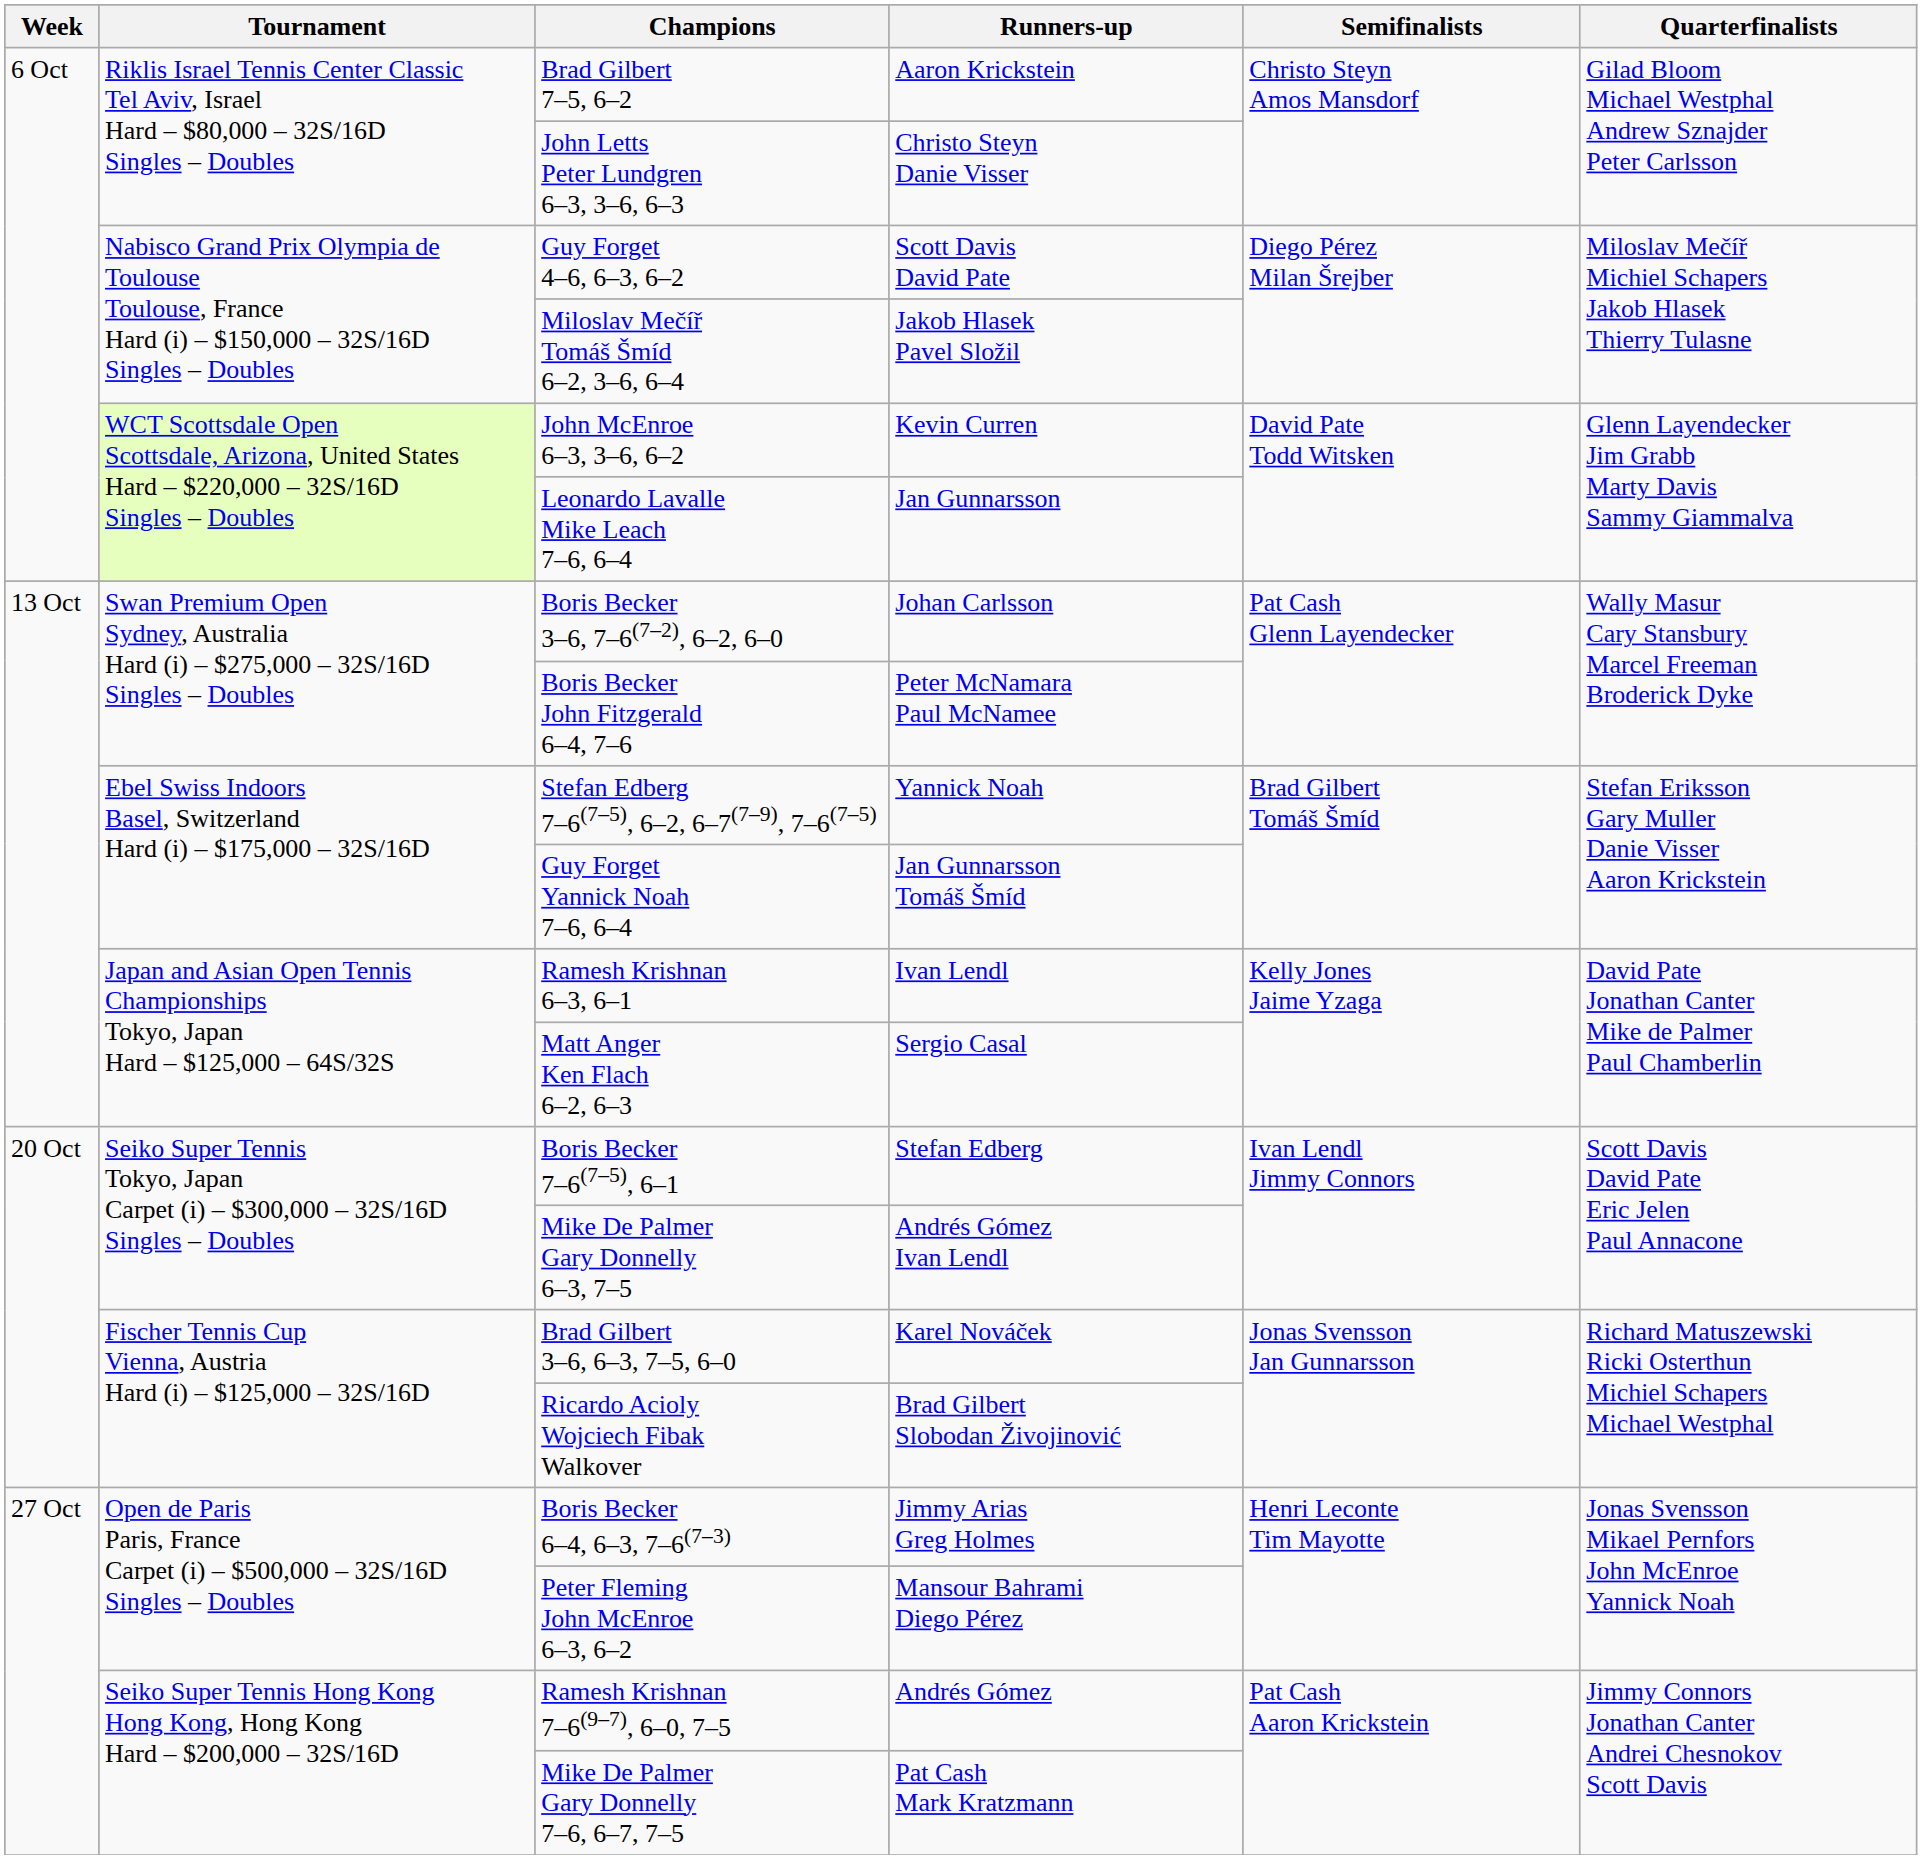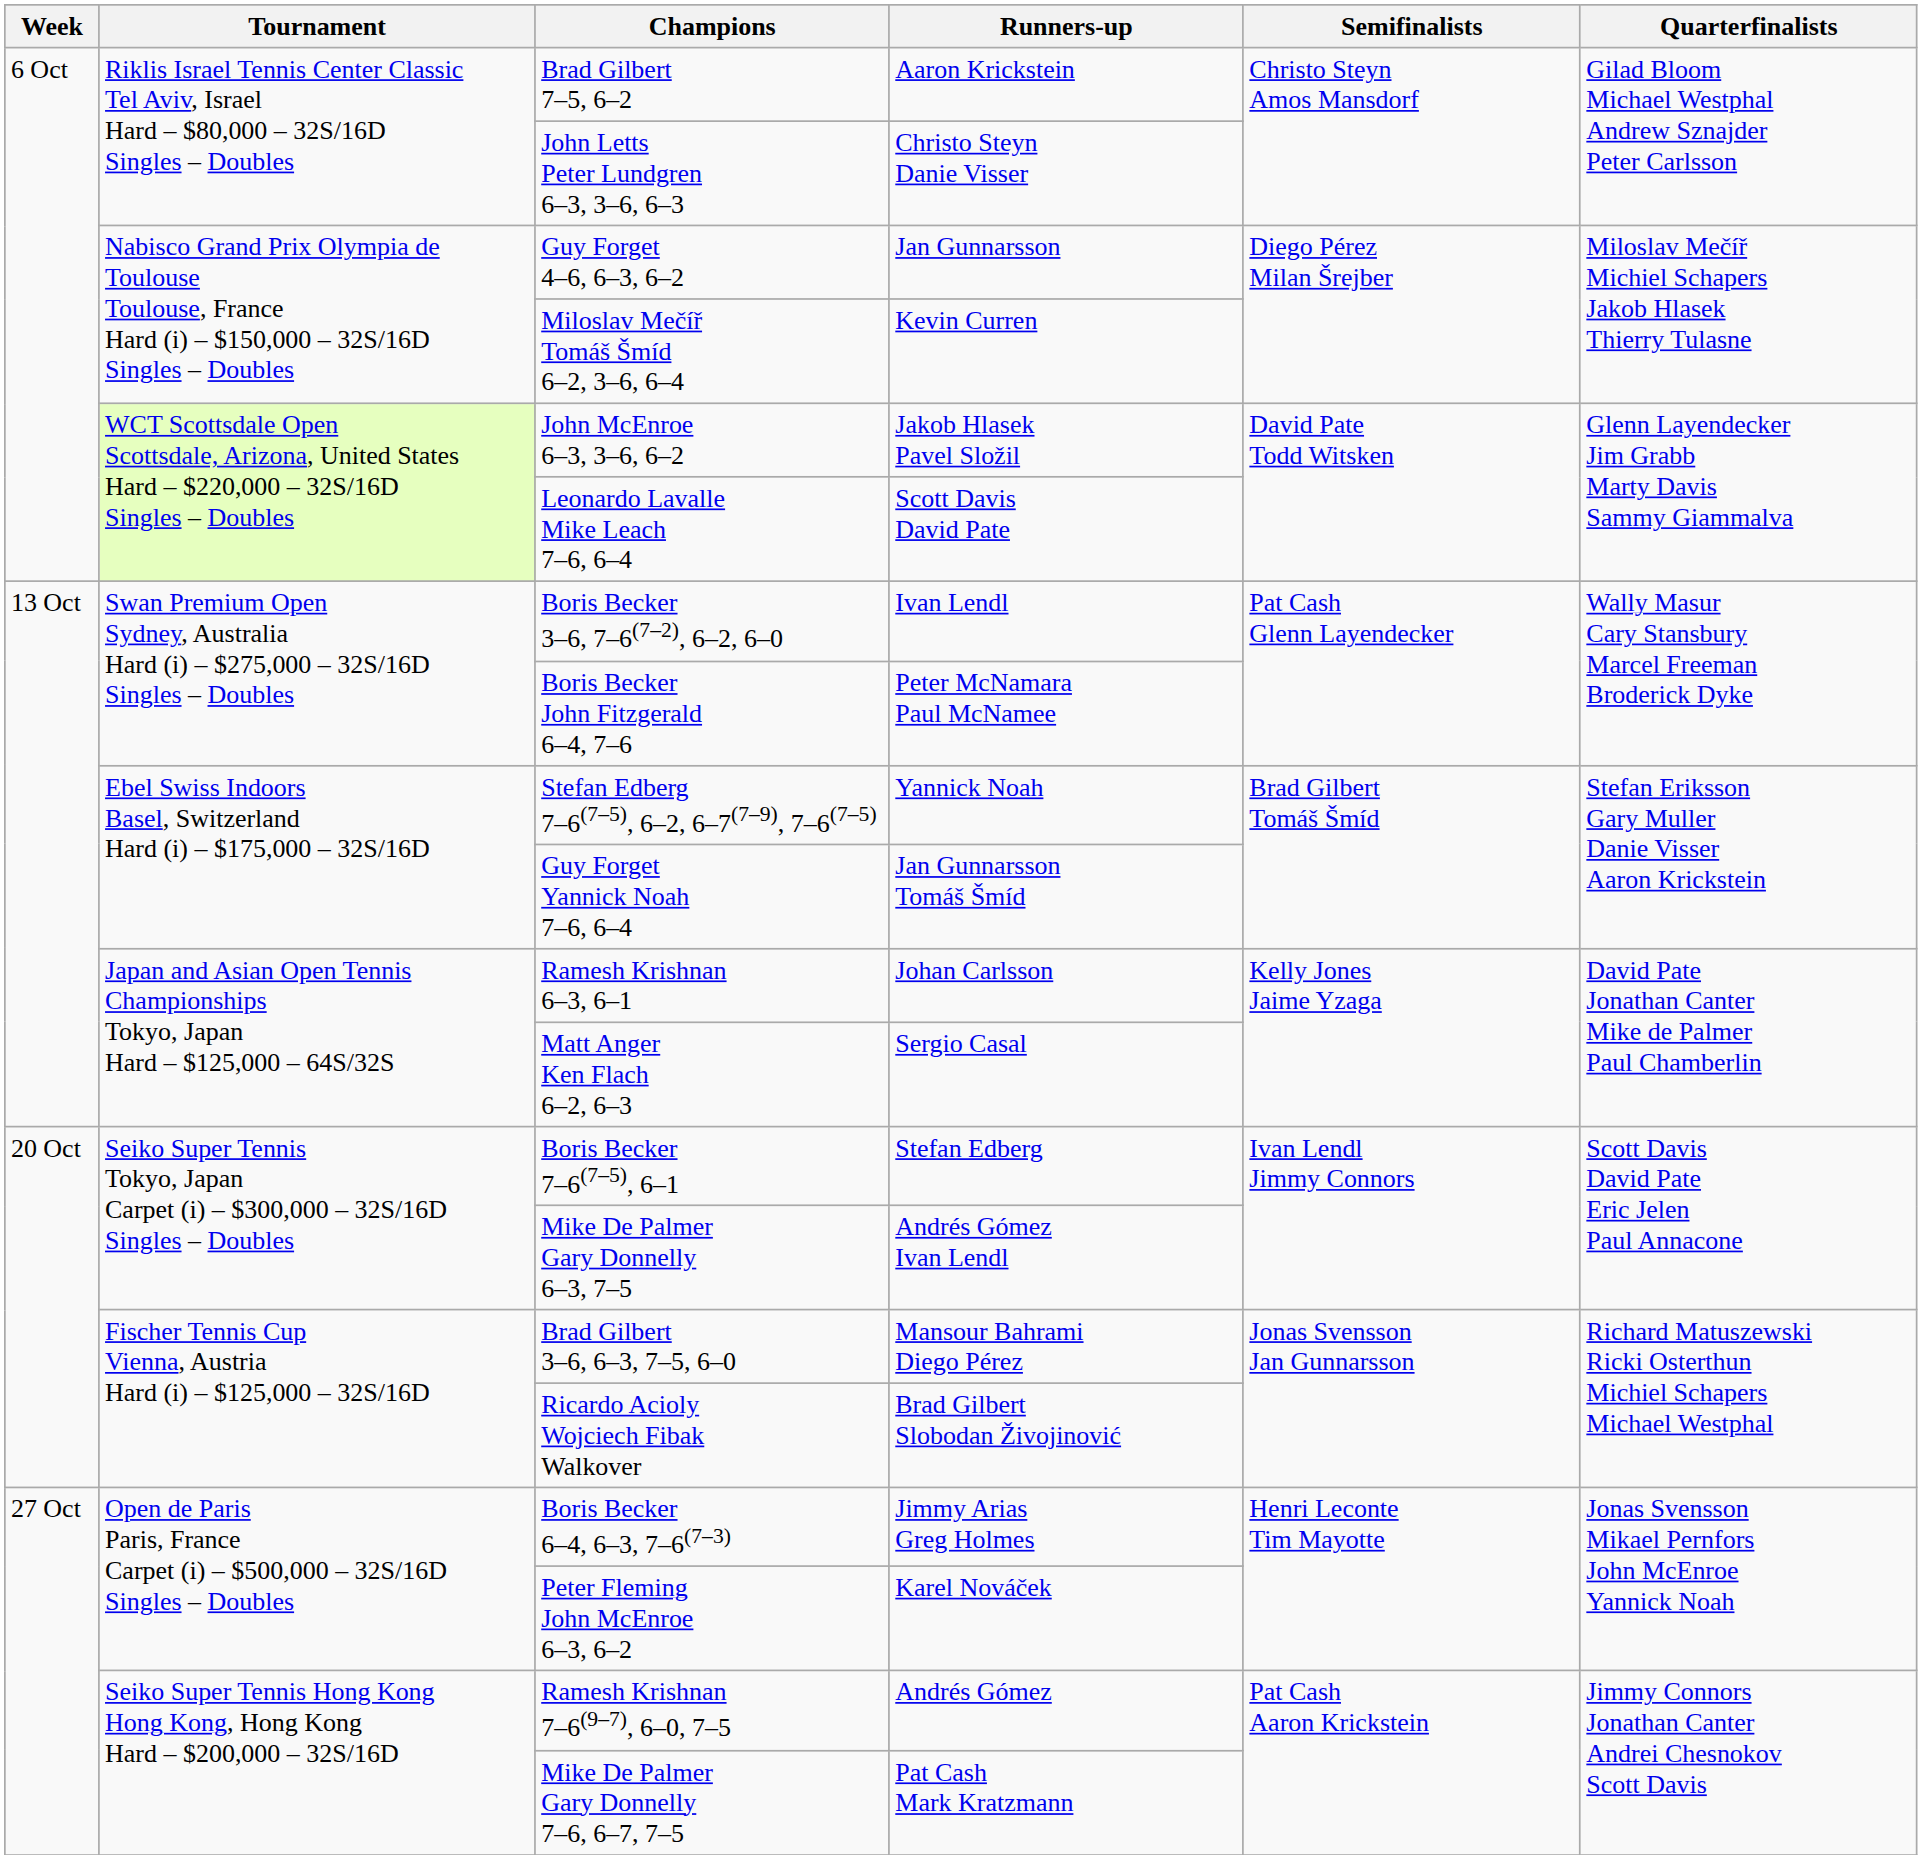(956, 262) Scott Davis David Pate -> (978, 247) Jan Gunnarsson
(965, 336) Jakob Hlasek Pavel Složil -> (966, 320) Kevin Curren
(966, 425) Kevin Curren -> (965, 440) Jakob Hlasek Pavel Složil
(978, 498) Jan Gunnarsson -> (956, 514) Scott Davis David Pate
(974, 603) Johan Carlsson -> (952, 603) Ivan Lendl
(952, 969) Ivan Lendl -> (974, 969) Johan Carlsson
(974, 1331) Karel Nováček -> (989, 1346) Mansour Bahrami Diego Pérez
(989, 1603) Mansour Bahrami Diego Pérez -> (974, 1587) Karel Nováček
